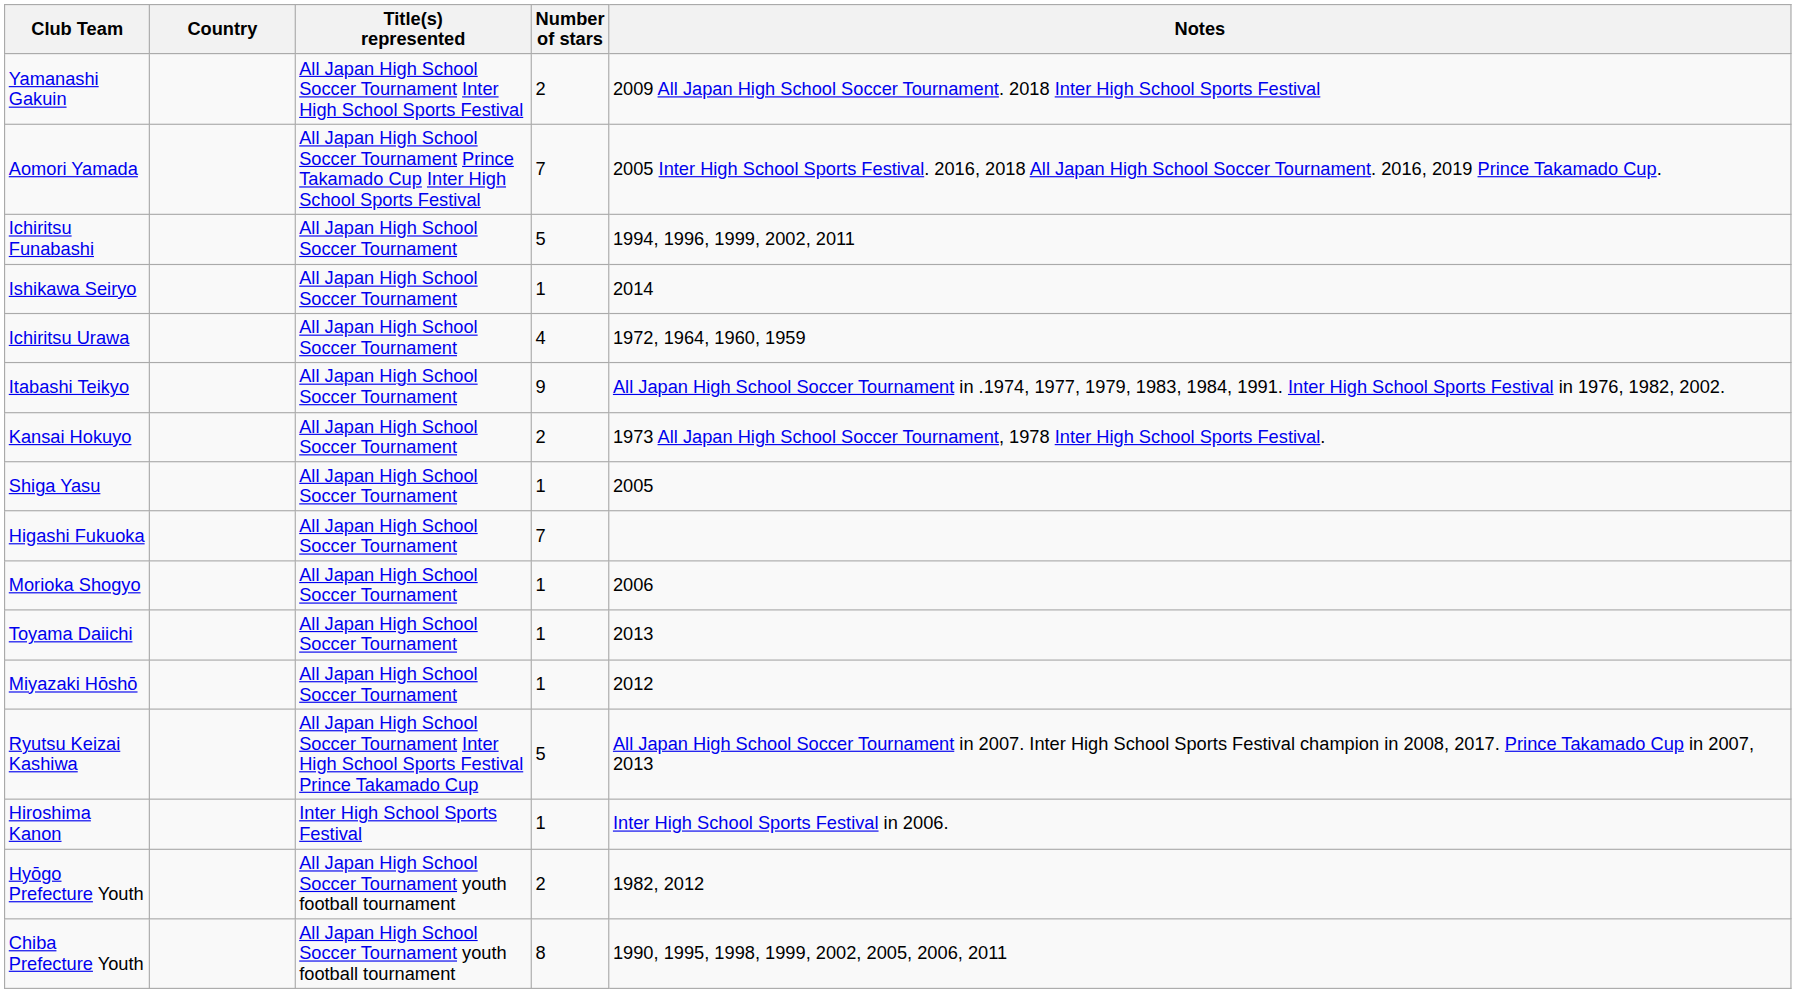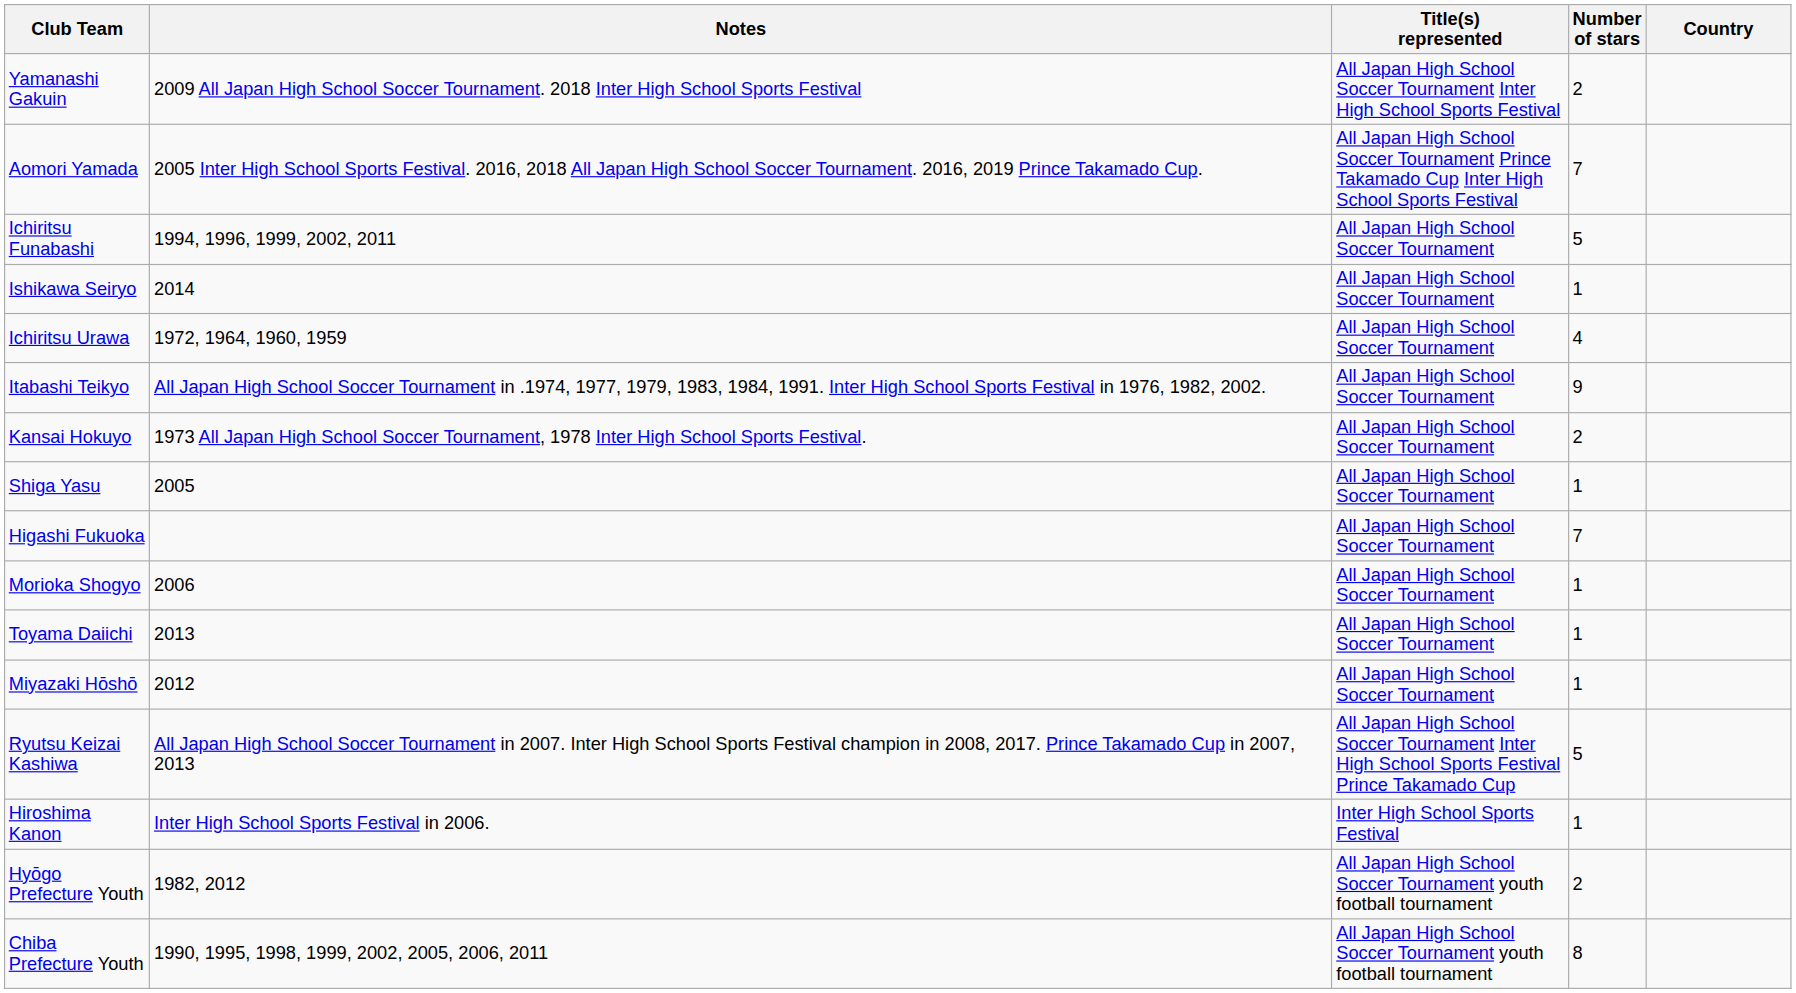columns swapped: (222, 29) <-> (1200, 29)
